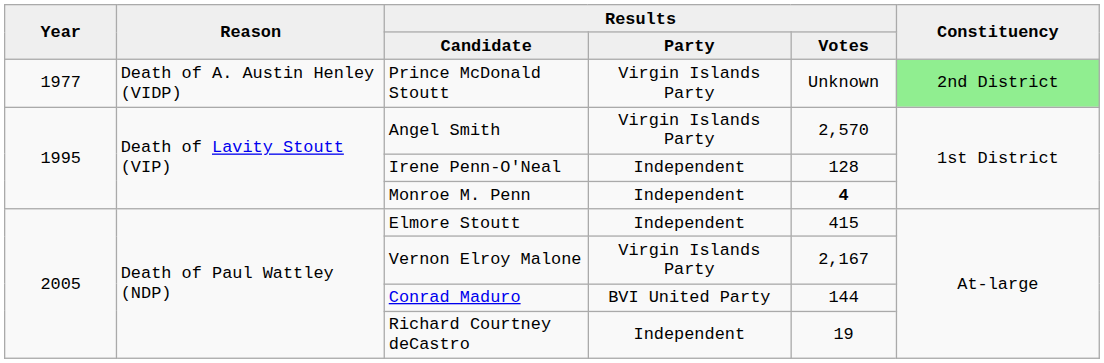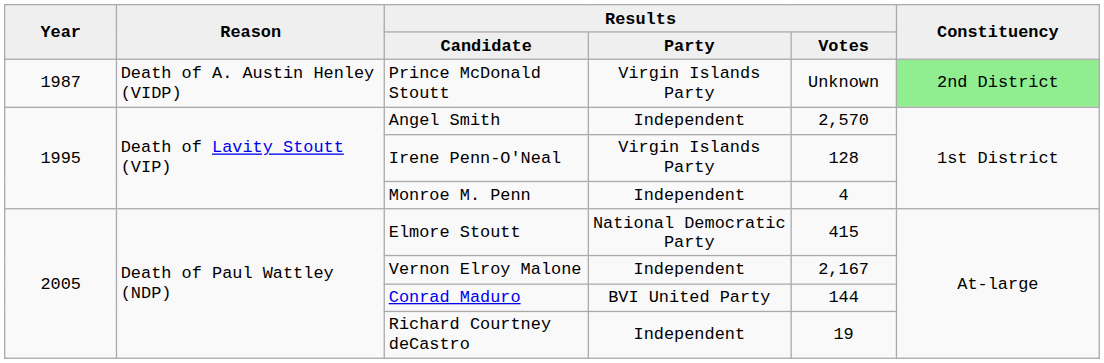(61, 83) 1977 -> (61, 83) 1987
(689, 130) Virgin Islands Party -> (689, 121) Independent
(689, 168) Independent -> (689, 158) Virgin Islands Party
(844, 195) bold -> (844, 195) normal
(689, 223) Independent -> (689, 232) National Democratic Party
(689, 260) Virgin Islands Party -> (689, 270) Independent
